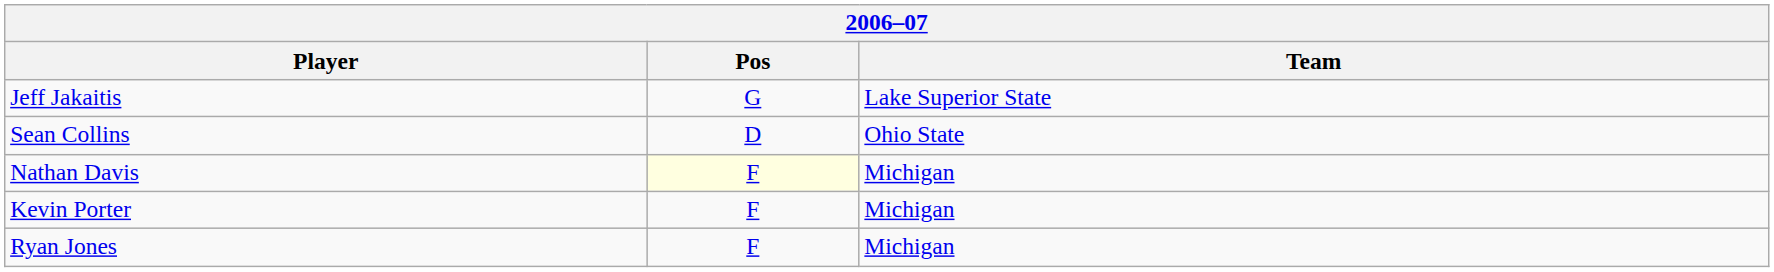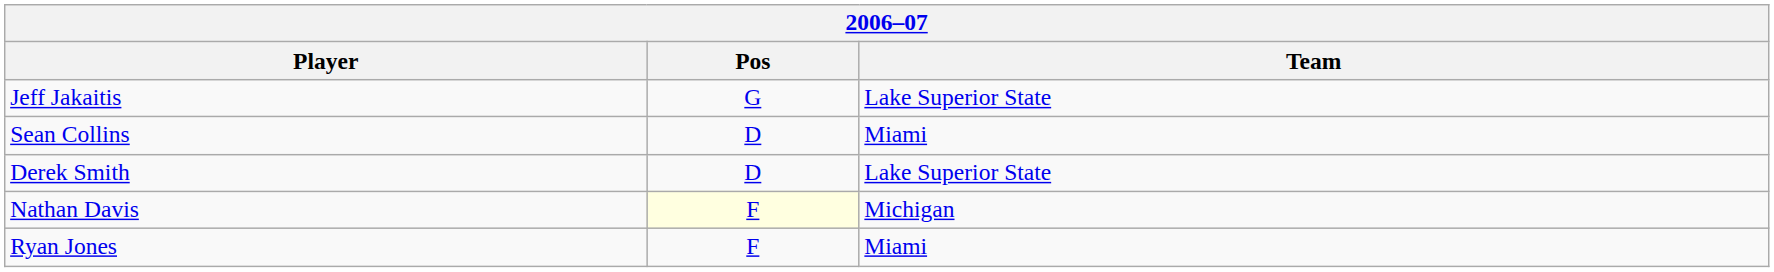(914, 135) Ohio State -> (896, 135) Miami
+ row: (70, 172)
- row: (71, 209)
(909, 246) Michigan -> (896, 246) Miami
